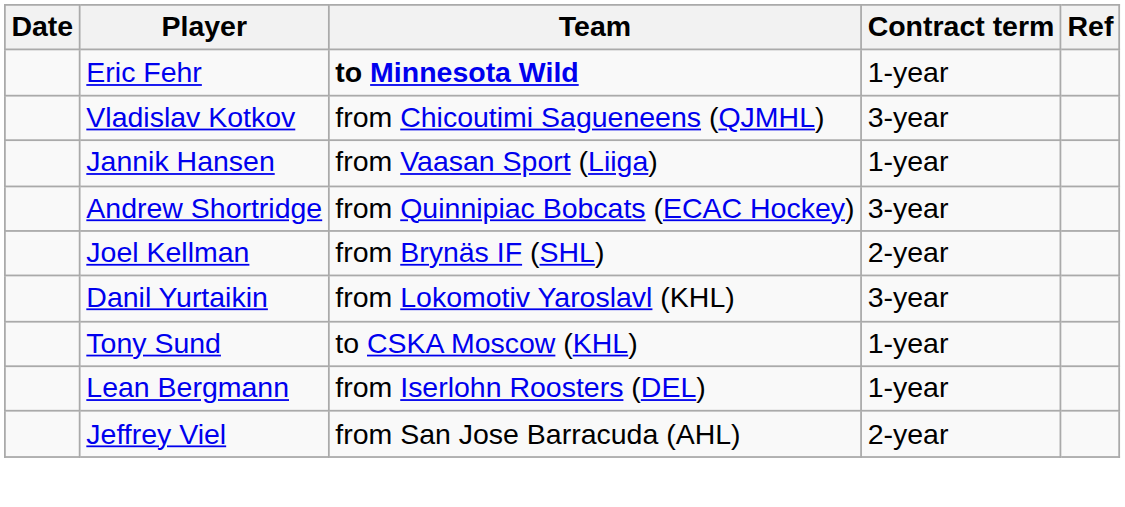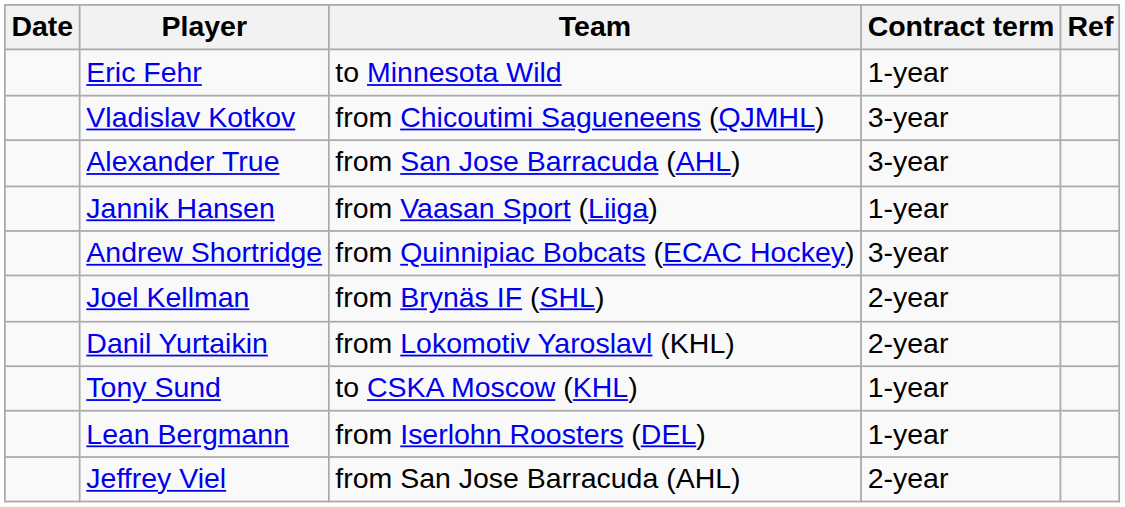(457, 72) bold -> (449, 72) normal
+ row: (183, 162)
(908, 298) 3-year -> (908, 343) 2-year
